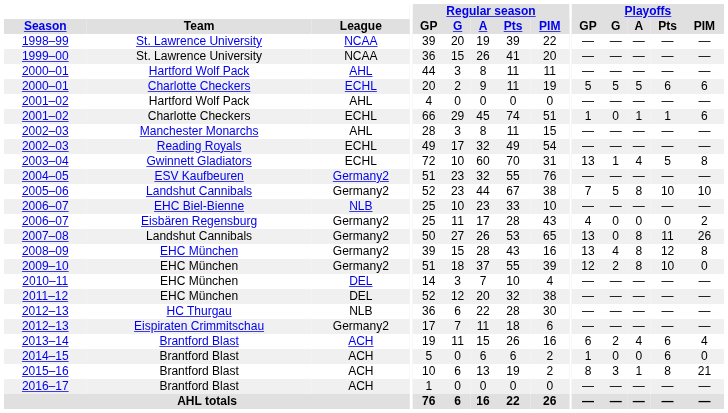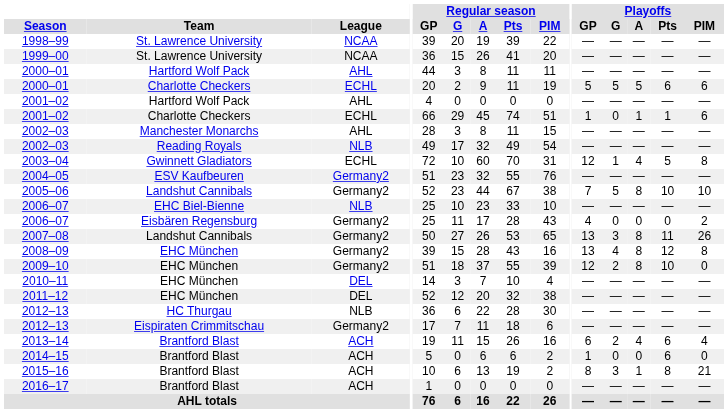(361, 146) ECHL -> (361, 146) NLB
(588, 161) 13 -> (588, 161) 12
(616, 236) 0 -> (616, 236) 3
